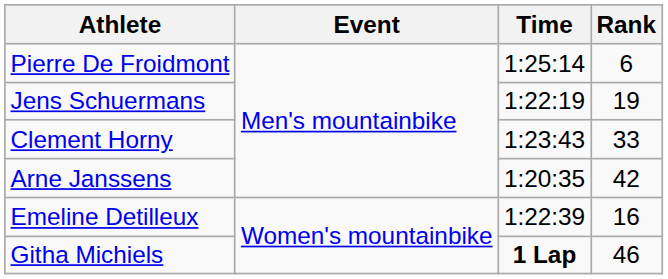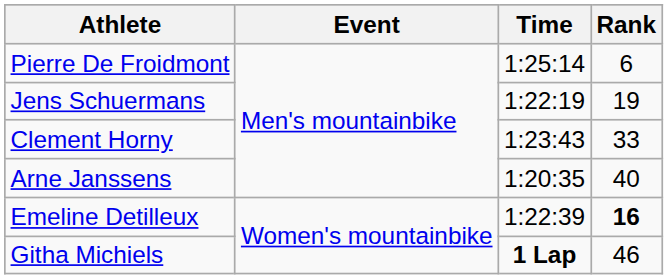(626, 178) 42 -> (626, 178) 40
(626, 217) normal -> (626, 217) bold
